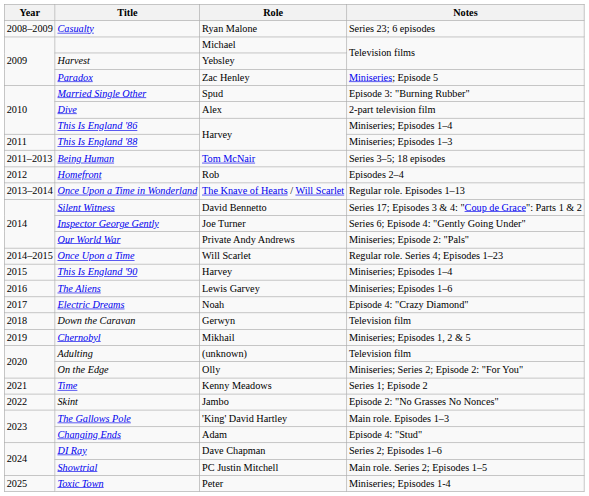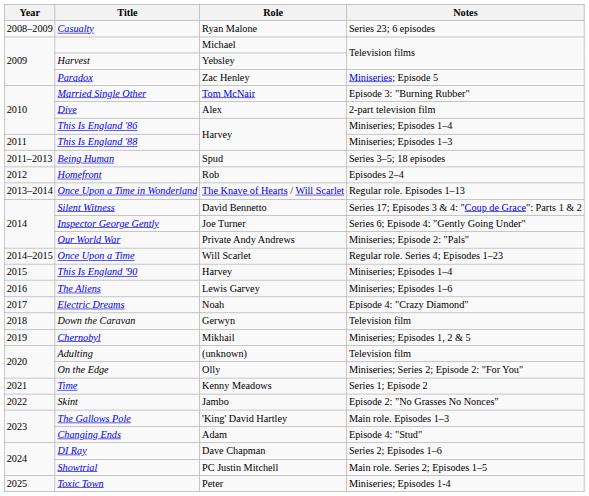(213, 93) Spud -> (229, 93) Tom McNair
(229, 158) Tom McNair -> (213, 158) Spud
